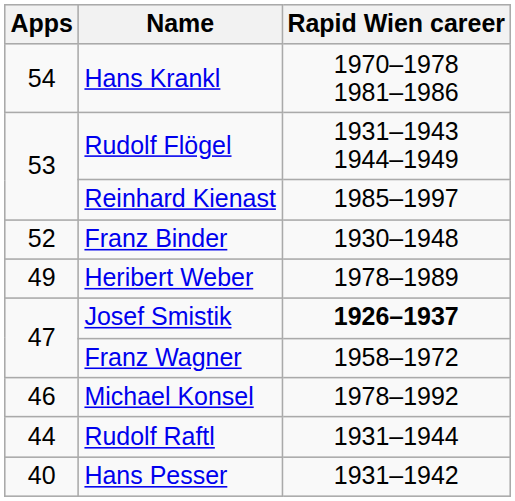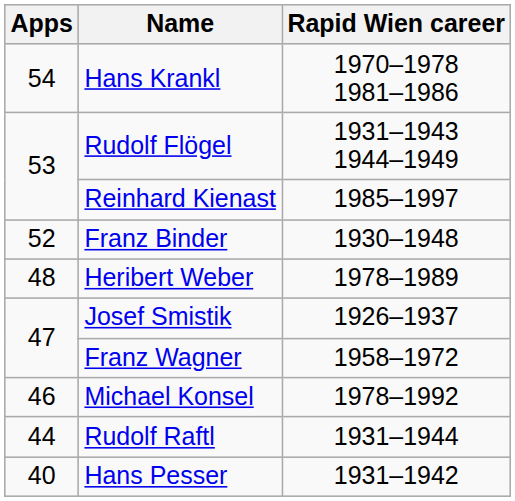(42, 278) 49 -> (42, 278) 48
(396, 317) bold -> (396, 317) normal
